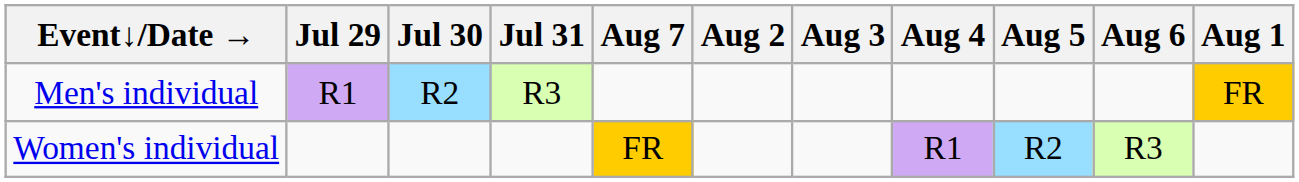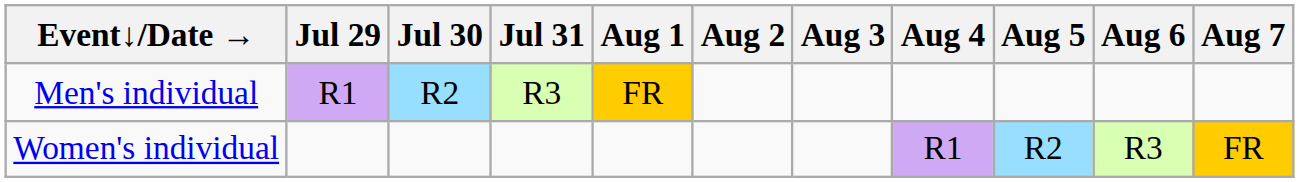columns swapped: (1243, 34) <-> (643, 34)
